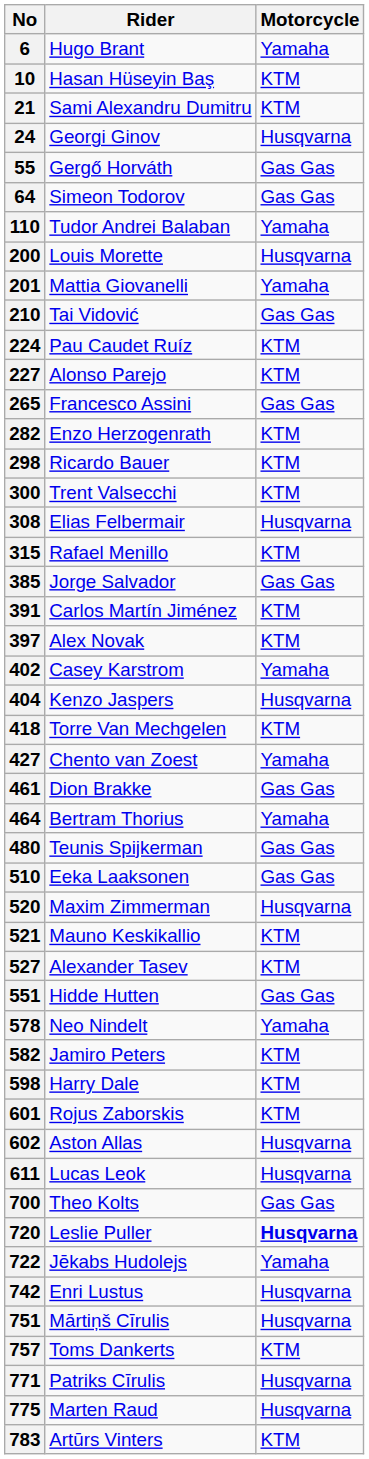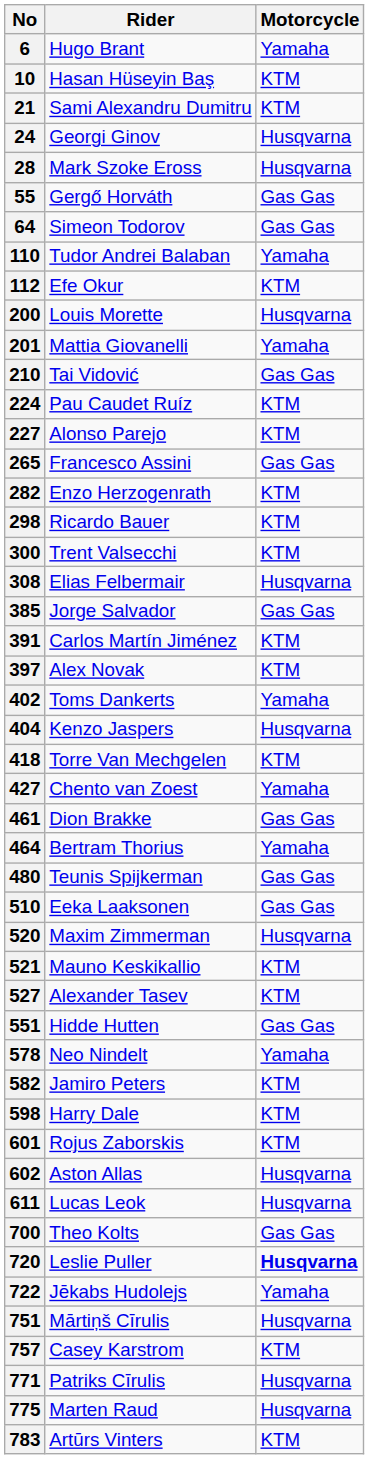+ row: (25, 167)
+ row: (25, 285)
- row: (25, 552)
(117, 670) Casey Karstrom -> (112, 700) Toms Dankerts
- row: (25, 1291)
(112, 1350) Toms Dankerts -> (117, 1350) Casey Karstrom
